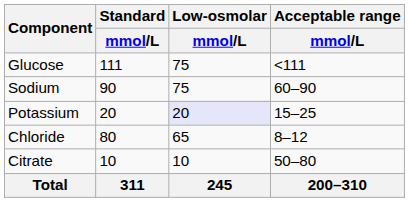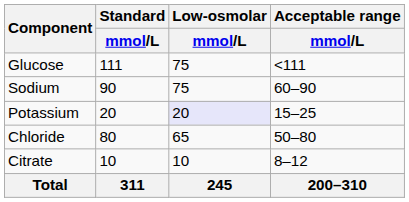(291, 137) 8–12 -> (295, 137) 50–80
(295, 161) 50–80 -> (291, 161) 8–12
